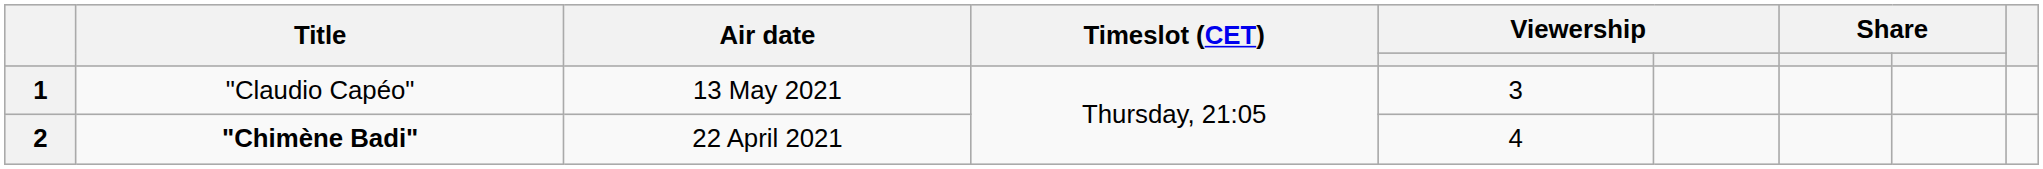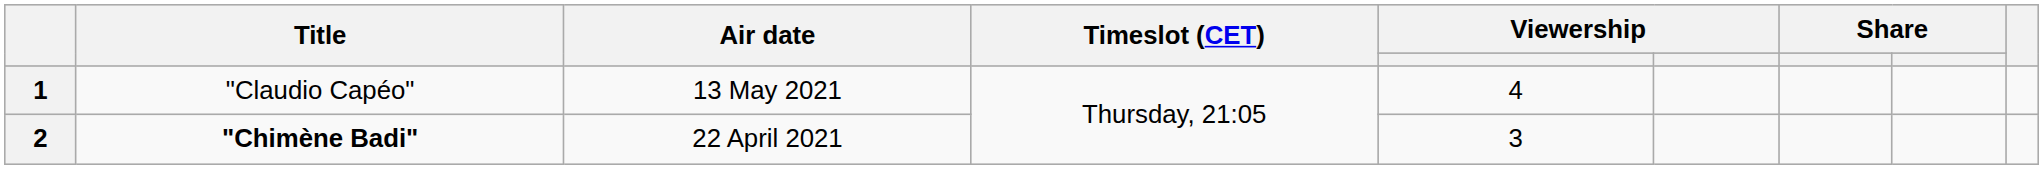(1516, 90) 3 -> (1516, 90) 4
(1516, 139) 4 -> (1516, 139) 3
